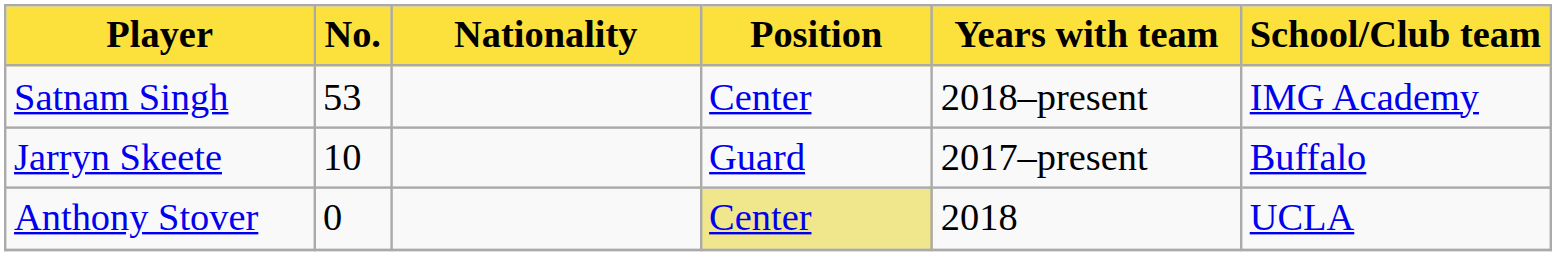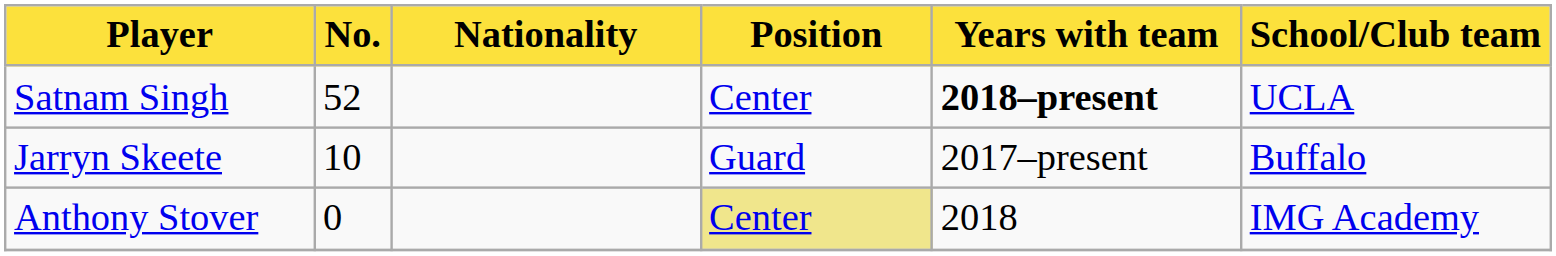(342, 95) 53 -> (342, 95) 52
(1044, 95) normal -> (1049, 95) bold
(1364, 95) IMG Academy -> (1302, 95) UCLA
(1302, 217) UCLA -> (1364, 217) IMG Academy
